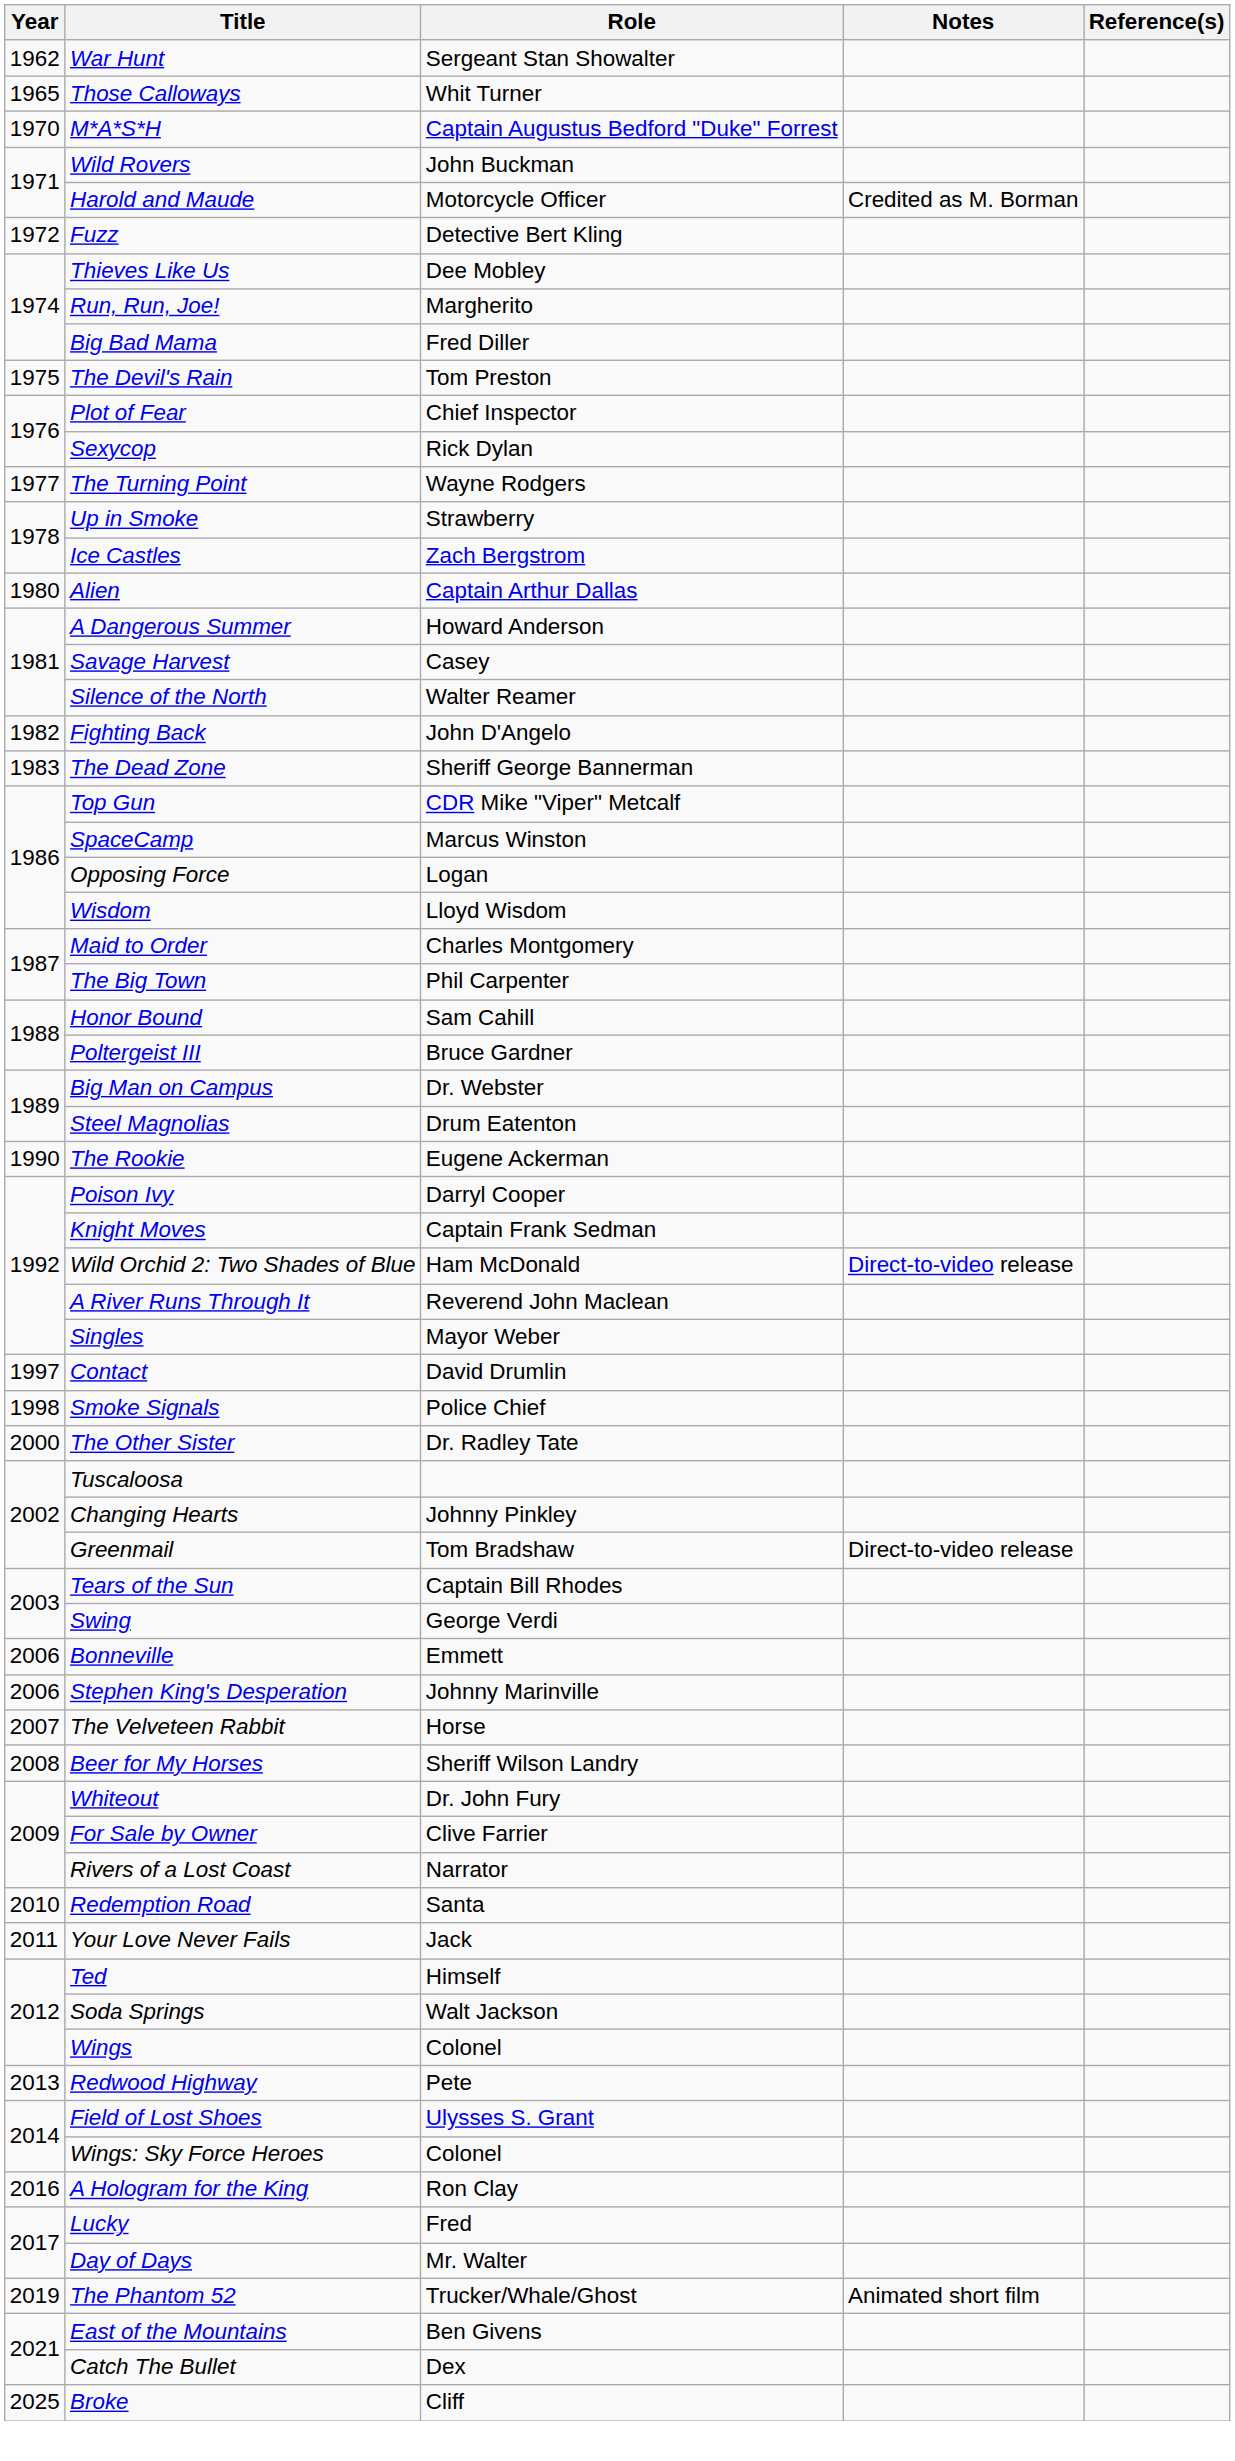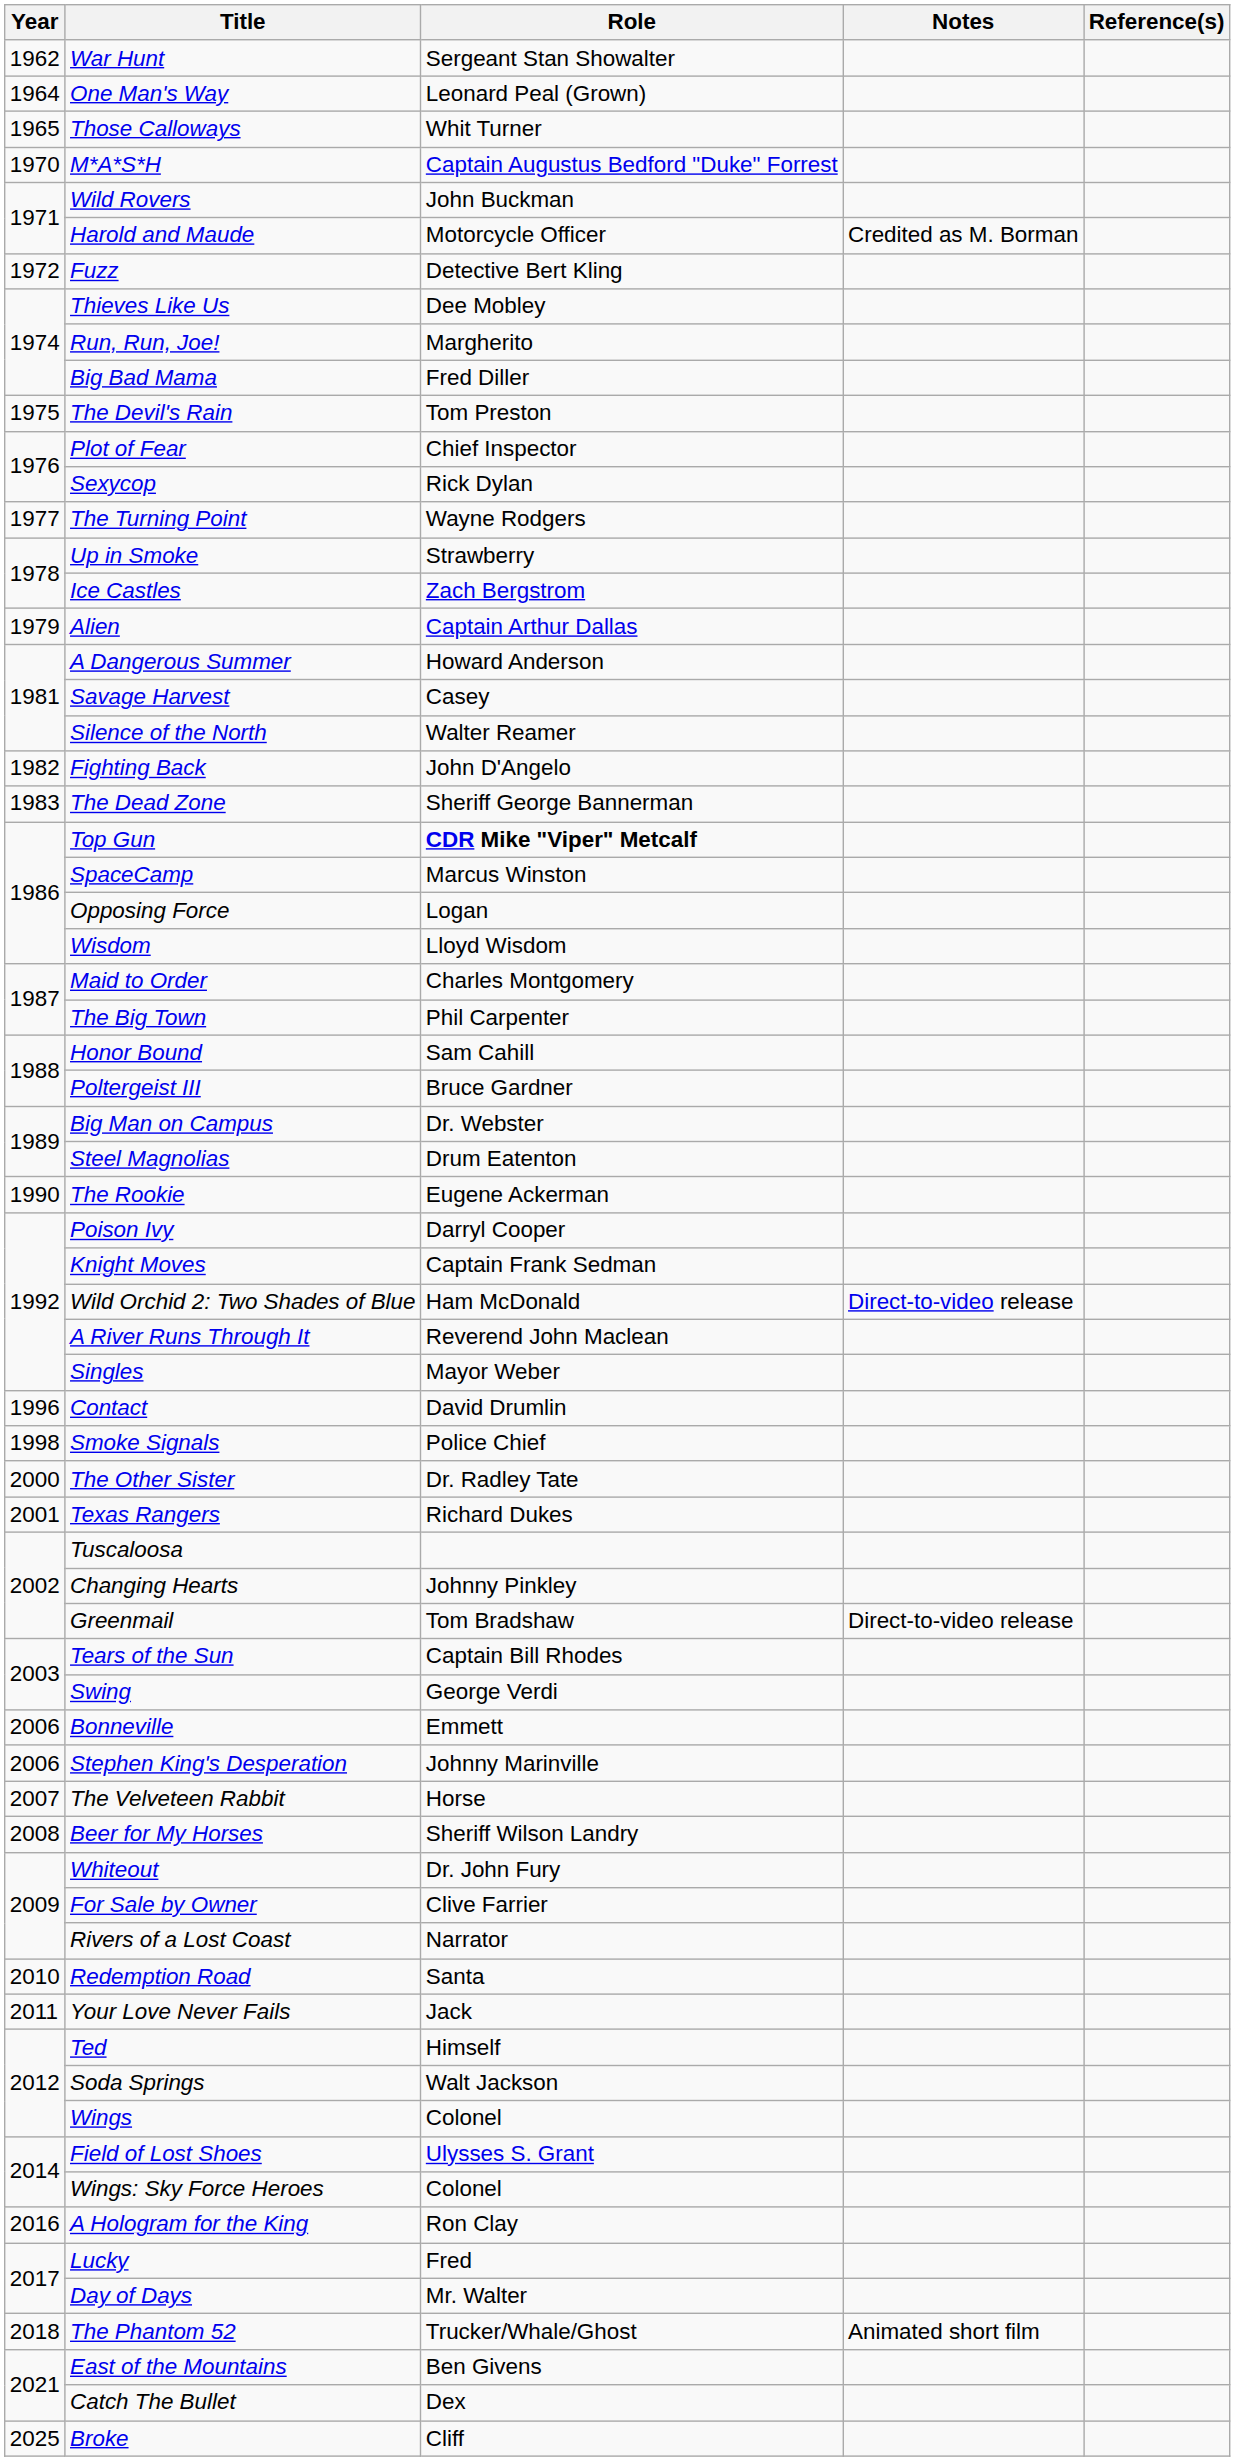+ row: (149, 93)
(35, 590) 1980 -> (35, 626) 1979
(553, 803) normal -> (561, 839) bold
(35, 1372) 1997 -> (35, 1407) 1996
+ row: (145, 1514)
- row: (163, 2082)
(35, 2295) 2019 -> (35, 2331) 2018
